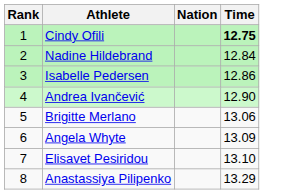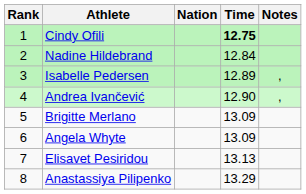+ column: (280, 14)
(240, 76) 12.86 -> (240, 76) 12.89
(240, 117) 13.06 -> (240, 117) 13.09
(240, 158) 13.10 -> (240, 158) 13.13
